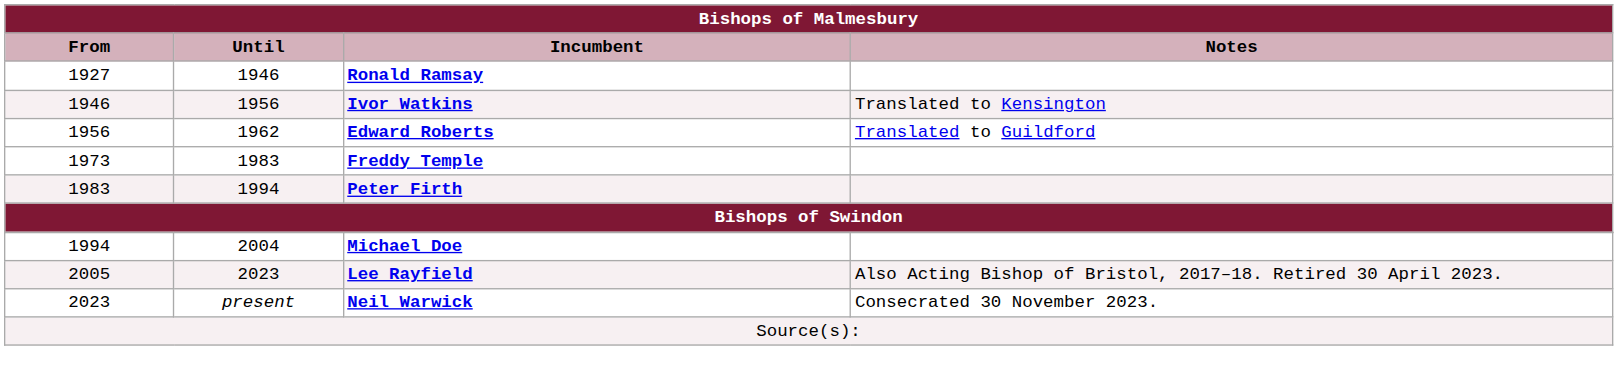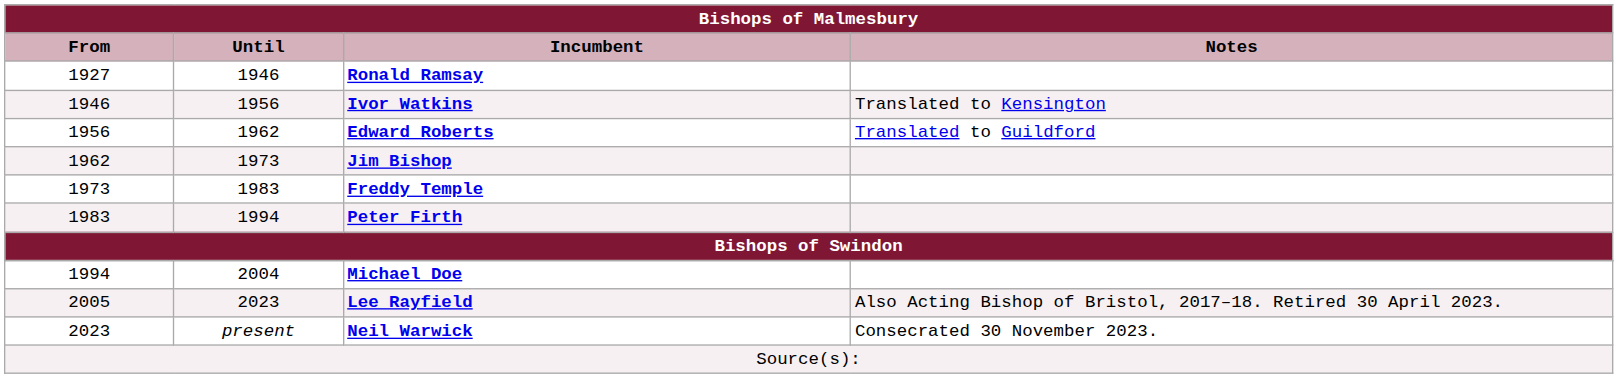+ row: (400, 161)
